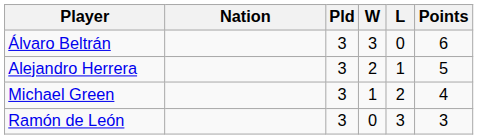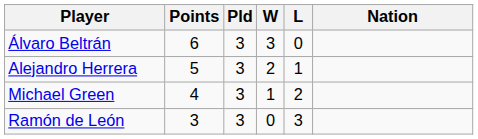columns swapped: (245, 17) <-> (444, 17)
